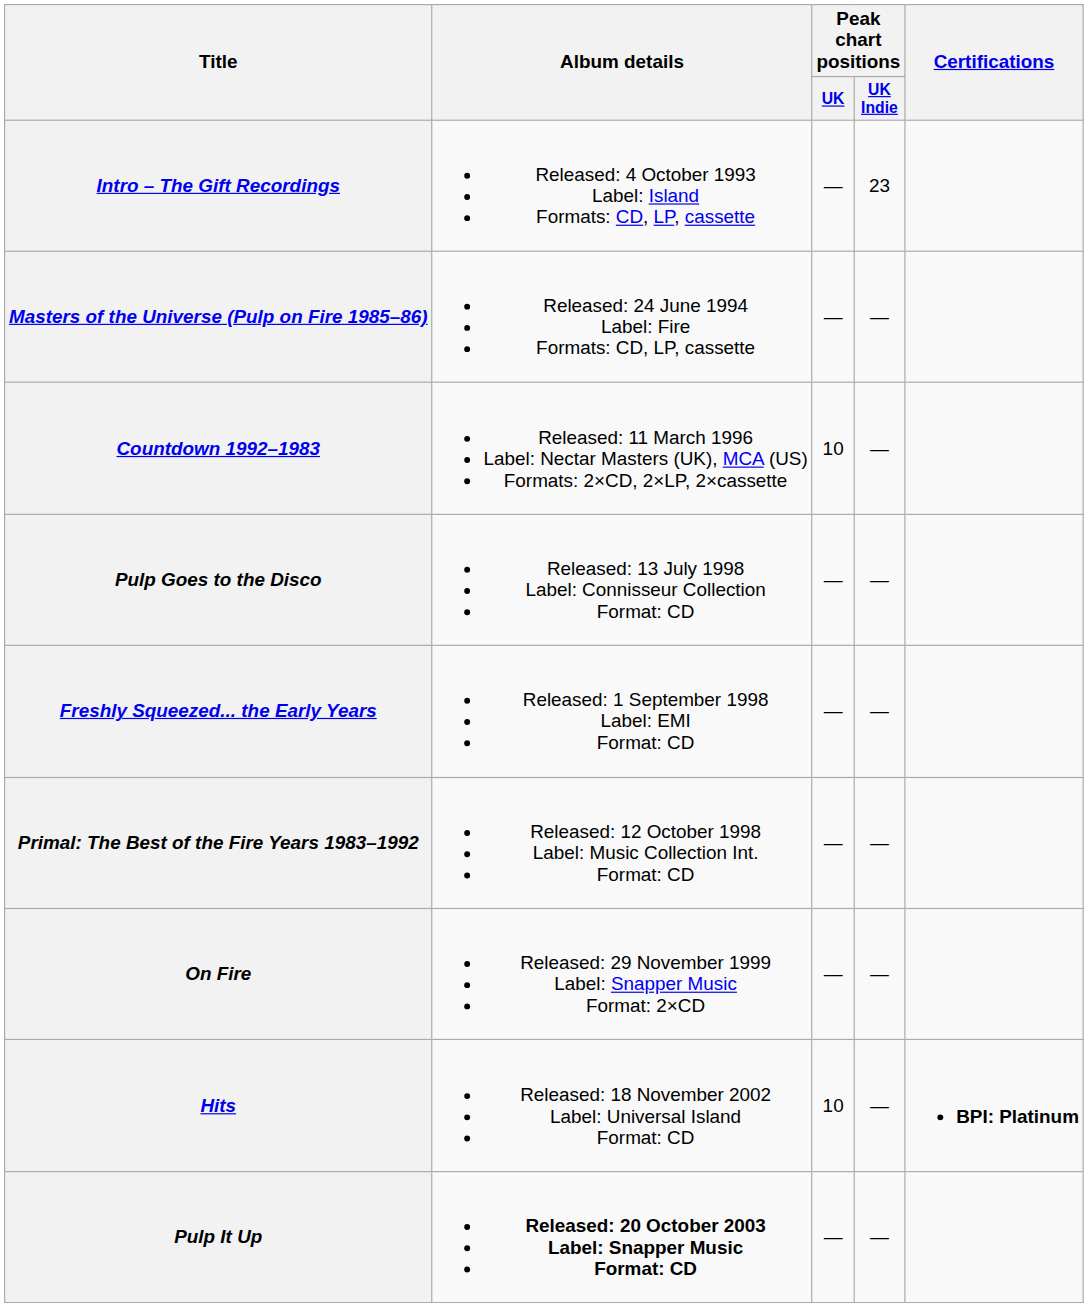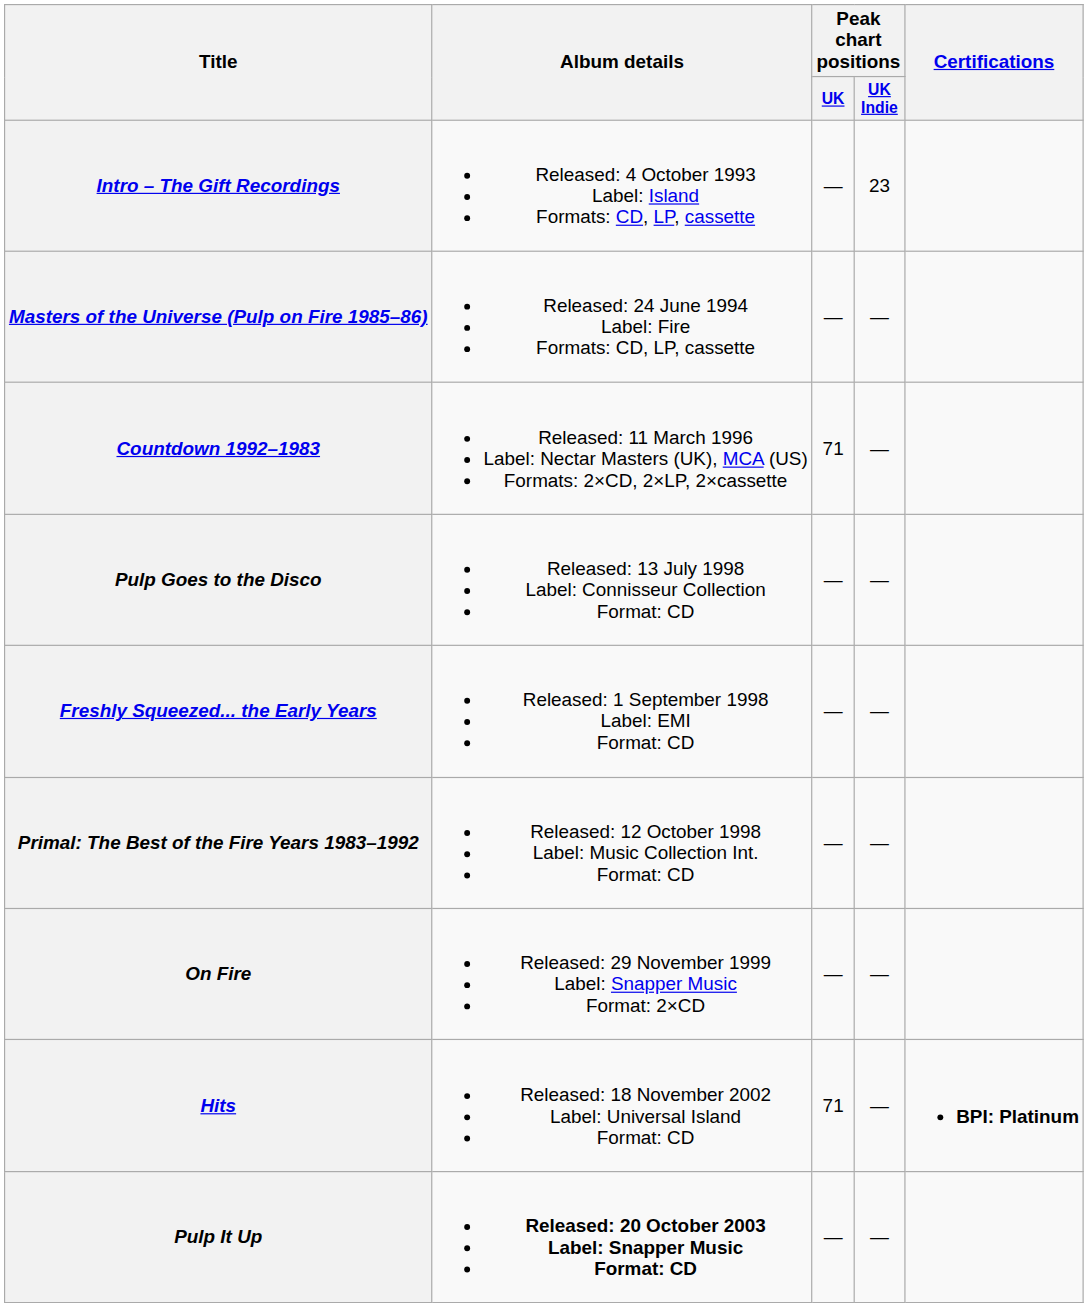(833, 448) 10 -> (833, 448) 71
(833, 1105) 10 -> (833, 1105) 71
